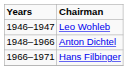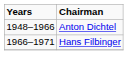- row: (85, 27)
